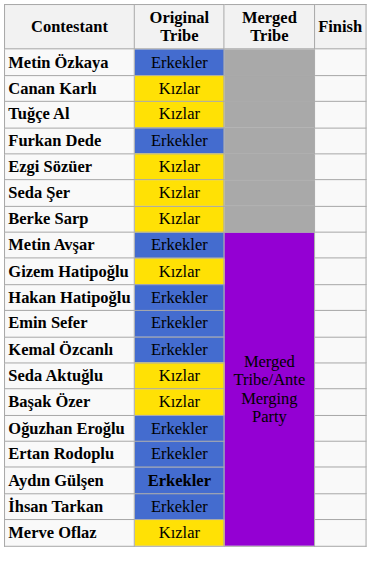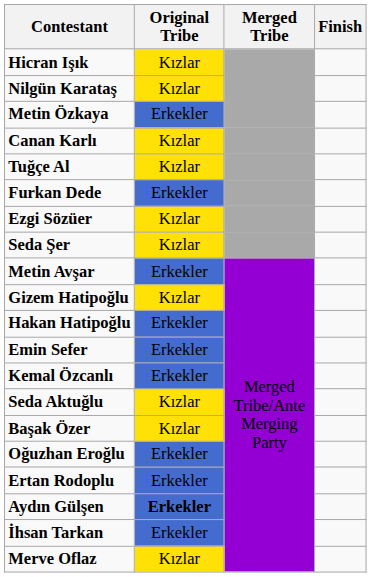+ row: (48, 62)
+ row: (63, 88)
- row: (48, 219)
